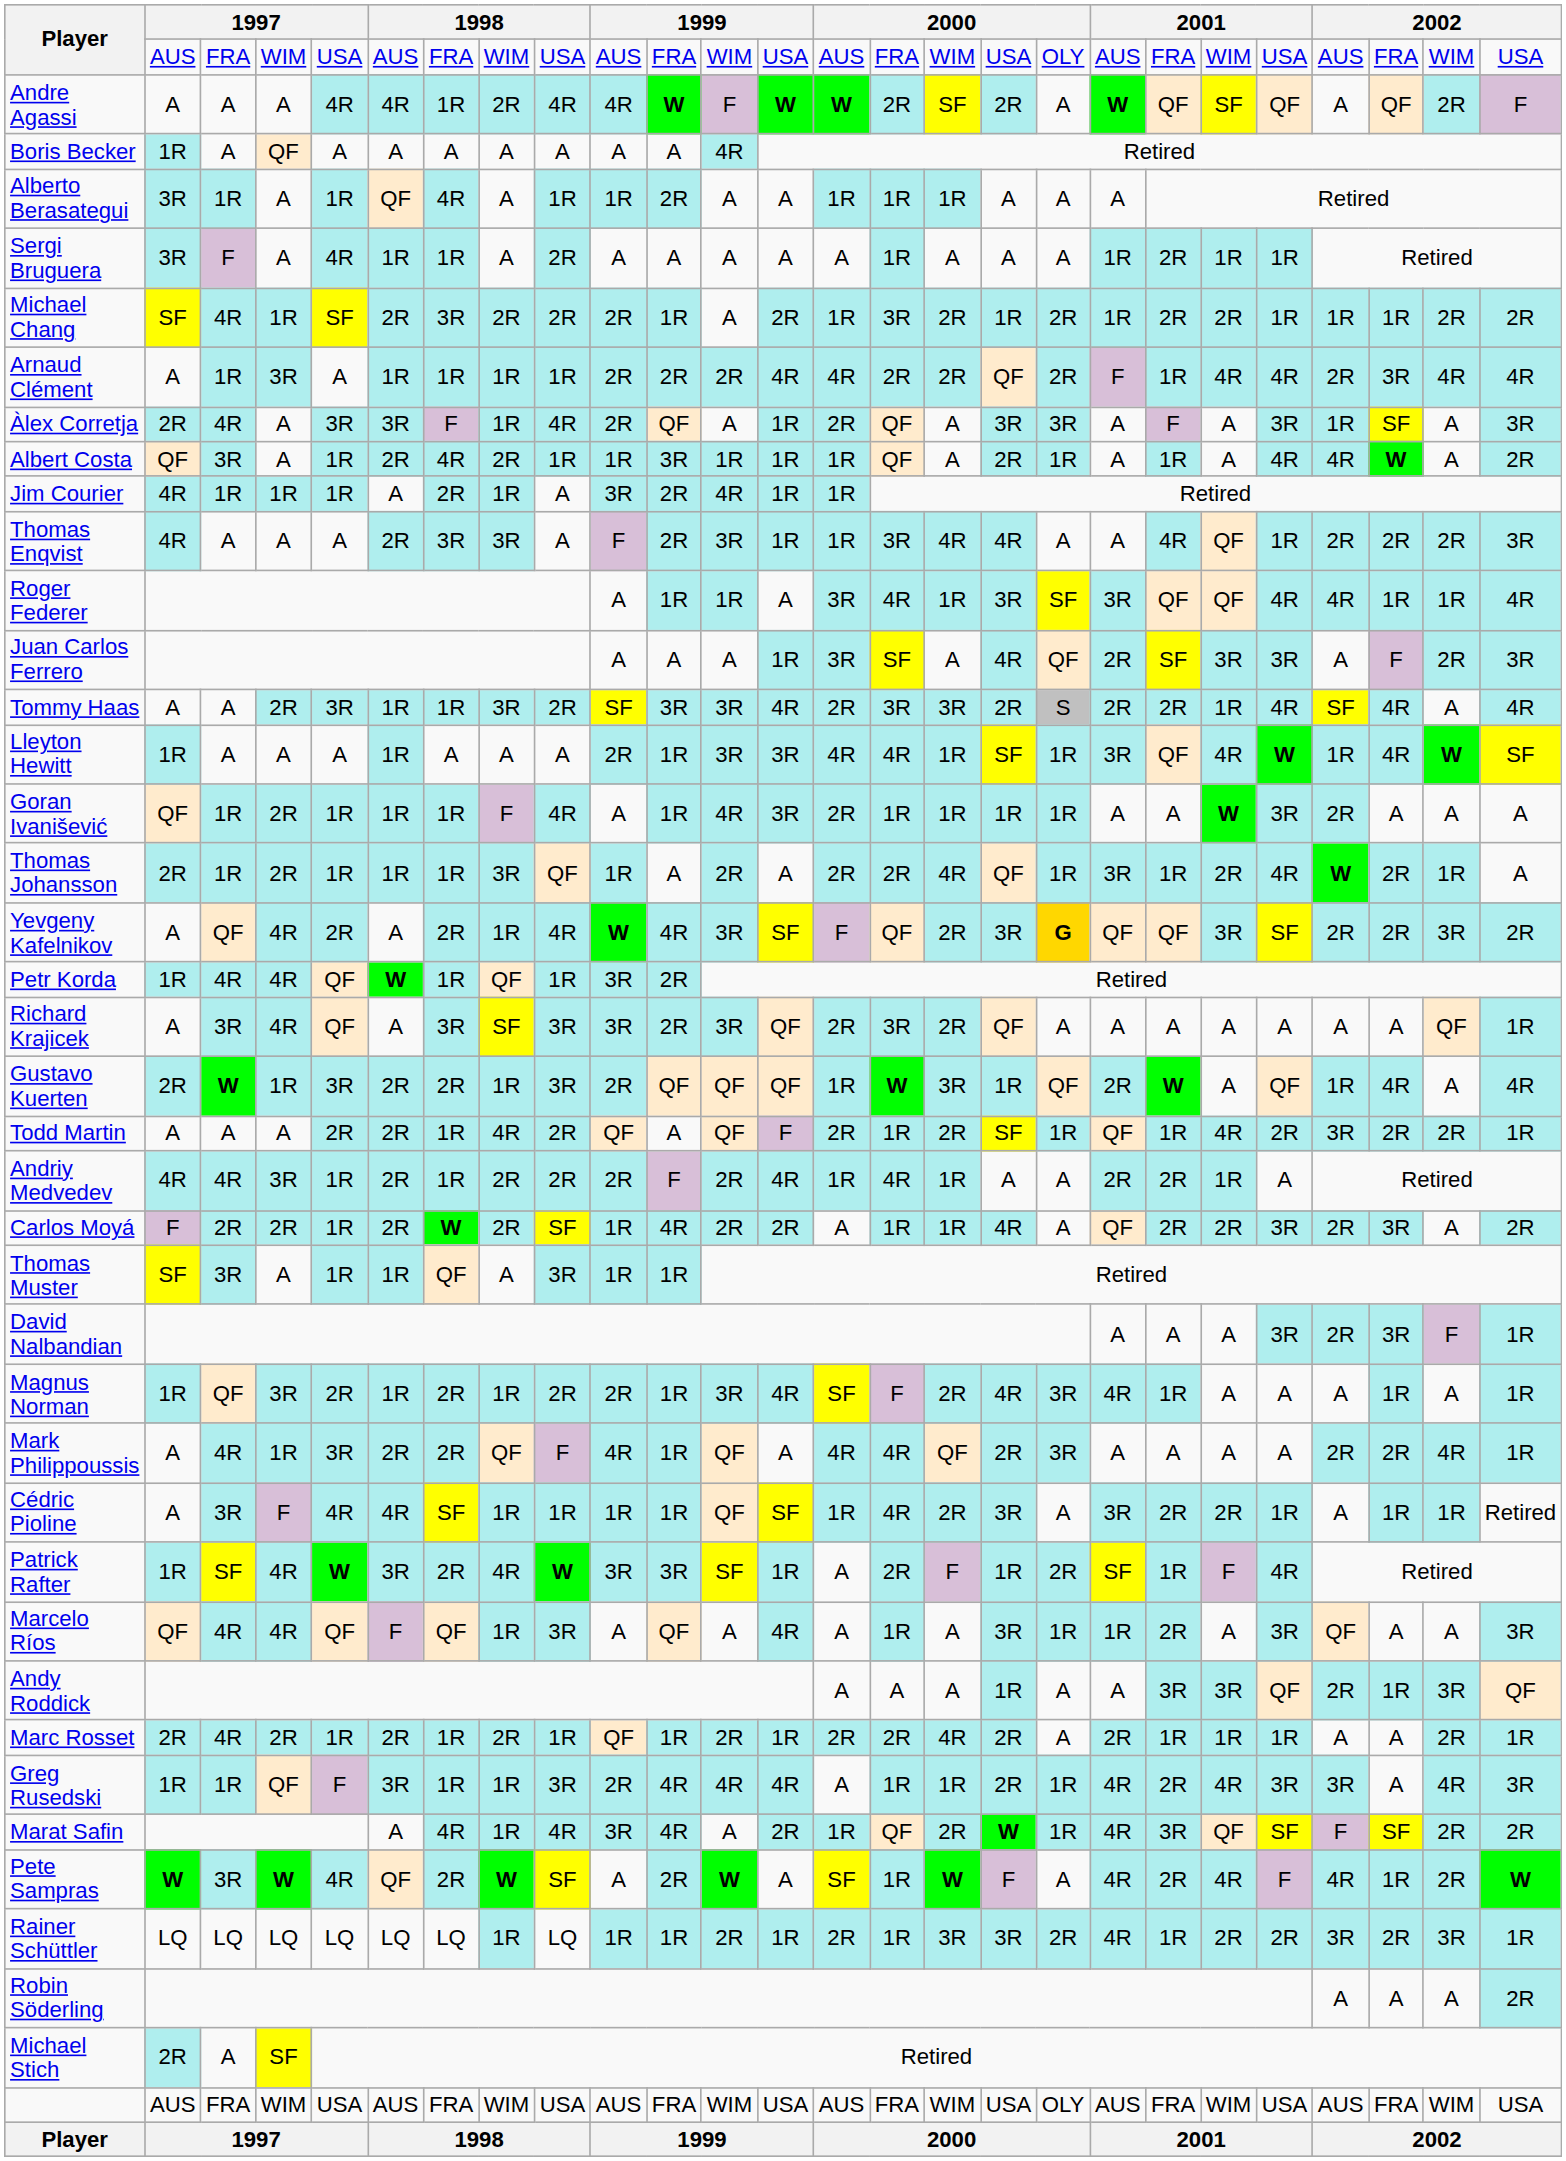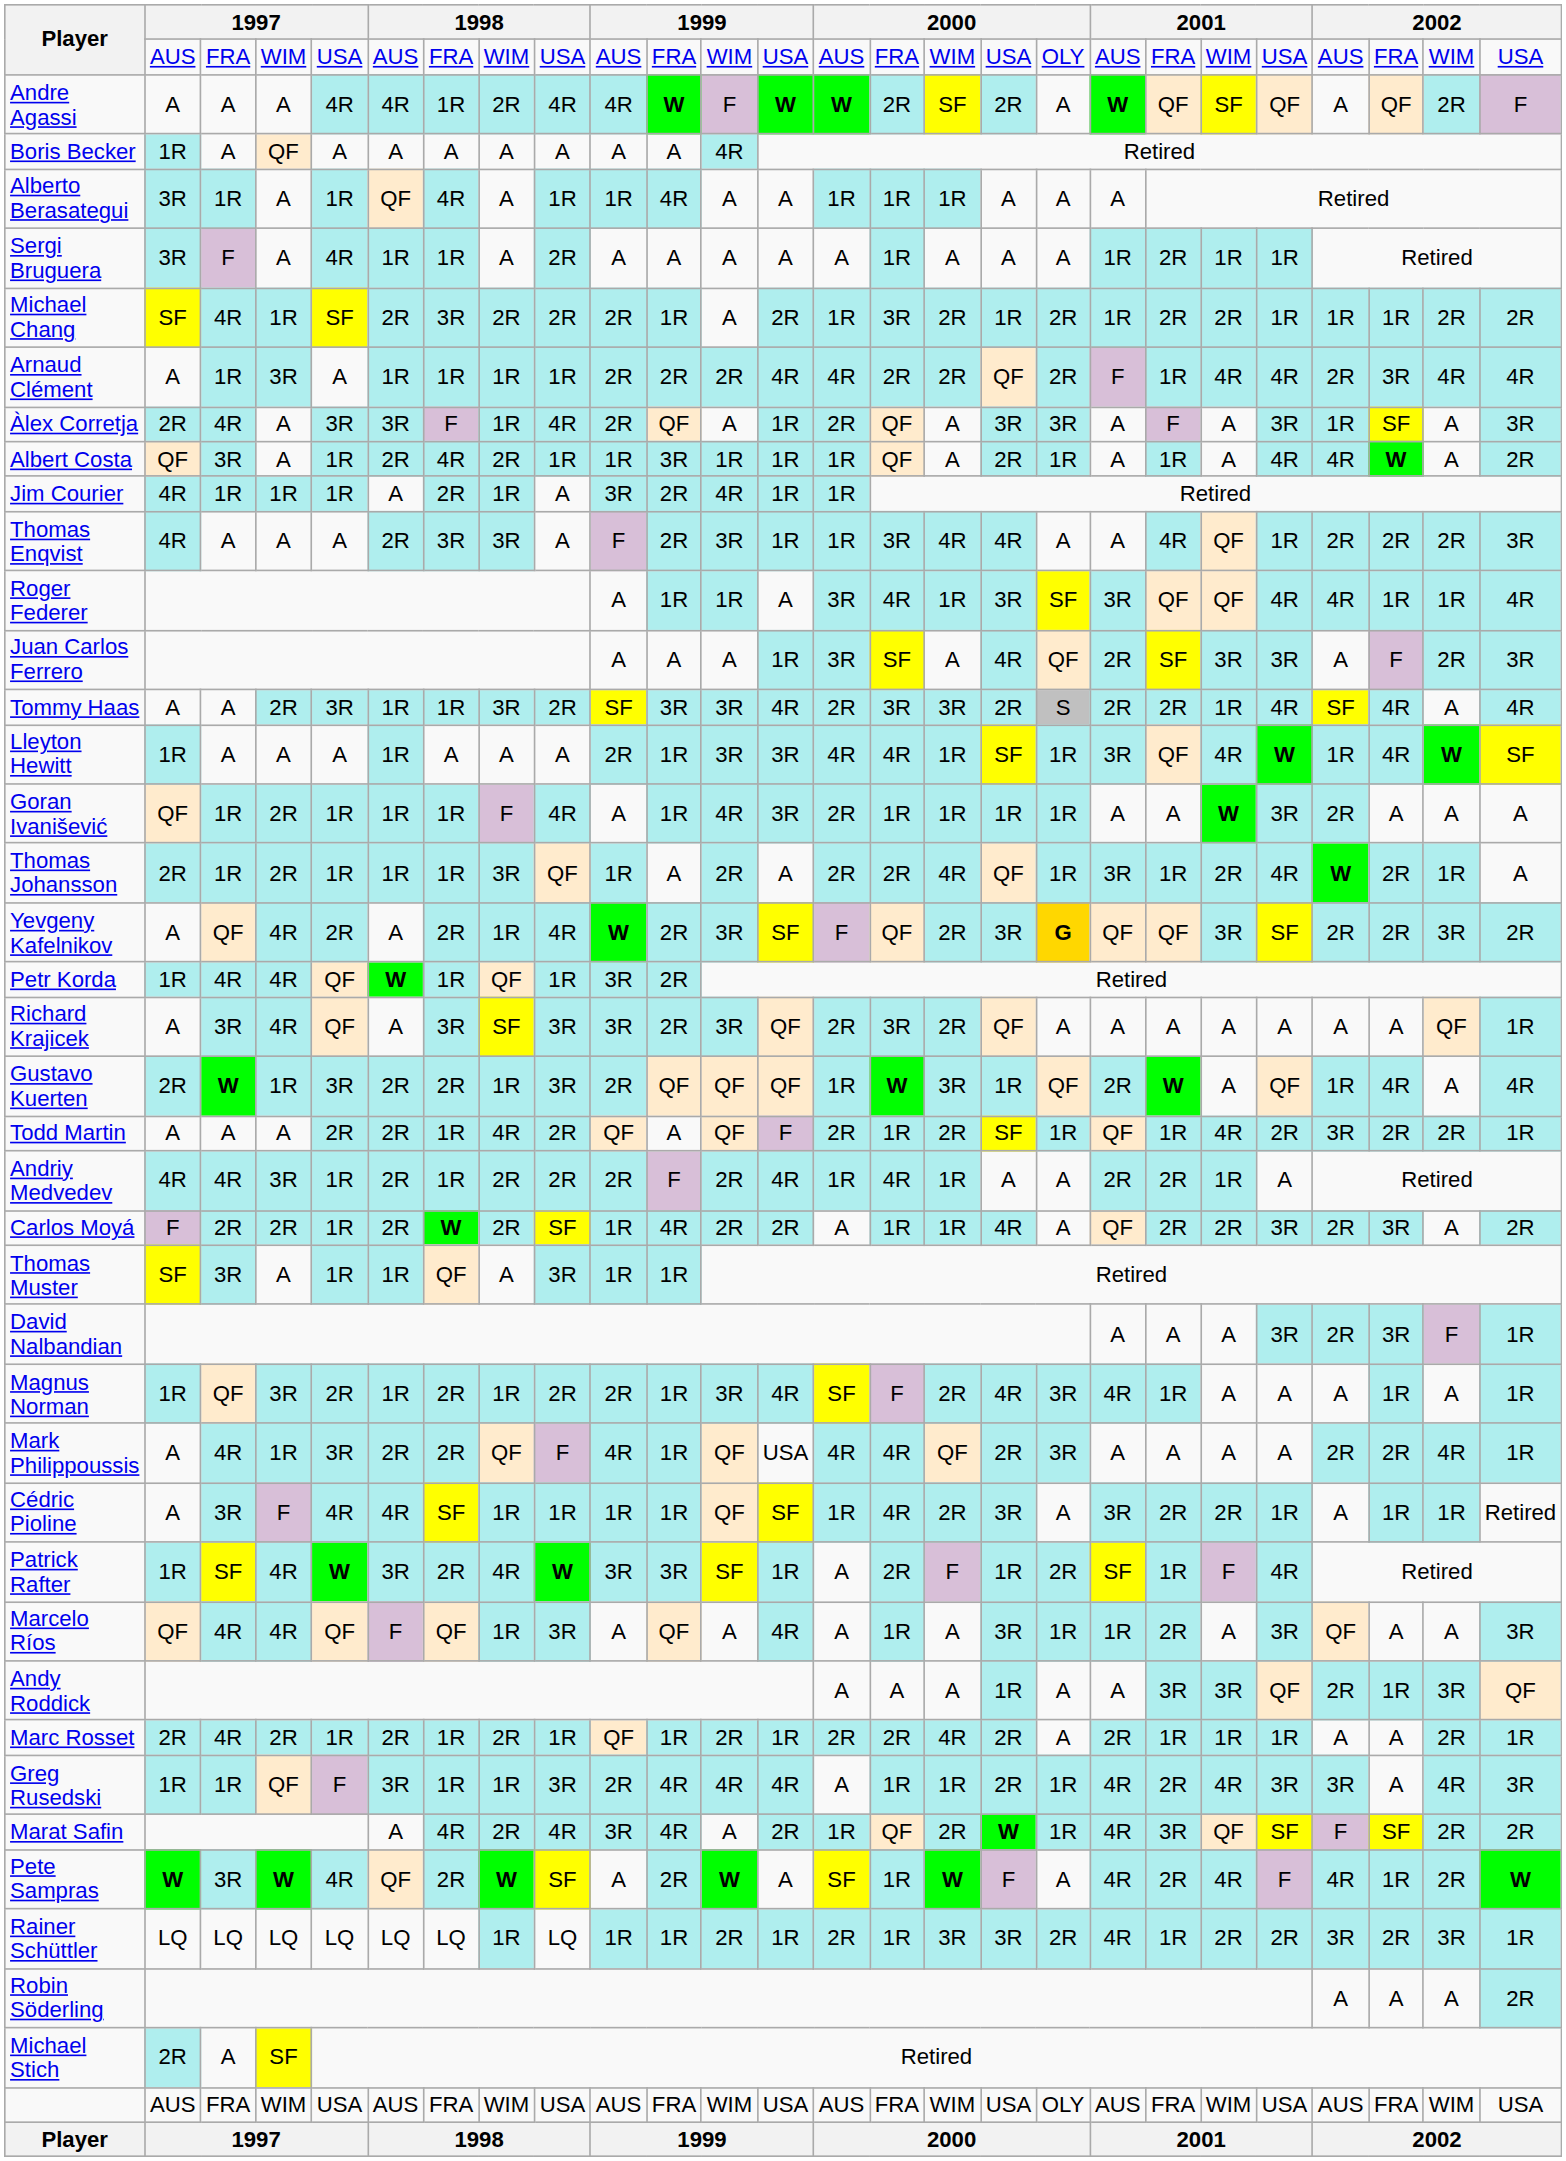(674, 198) 2R -> (674, 198) 4R
(674, 932) 4R -> (674, 932) 2R
(785, 1453) A -> (785, 1453) USA
(506, 1832) 1R -> (506, 1832) 2R
